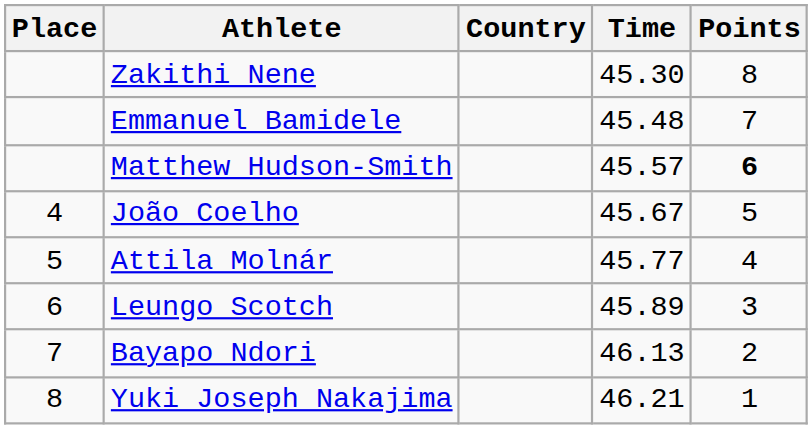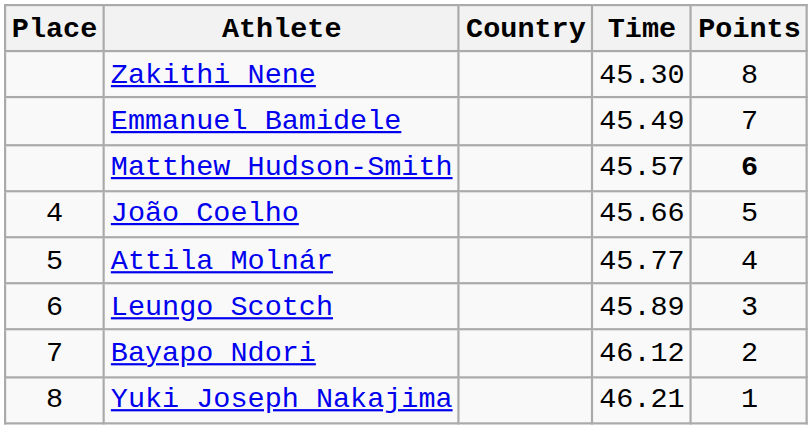(642, 121) 45.48 -> (642, 121) 45.49
(642, 214) 45.67 -> (642, 214) 45.66
(642, 353) 46.13 -> (642, 353) 46.12
